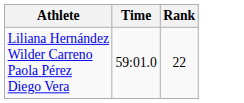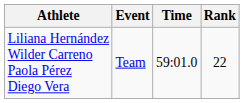+ column: (133, 16)
